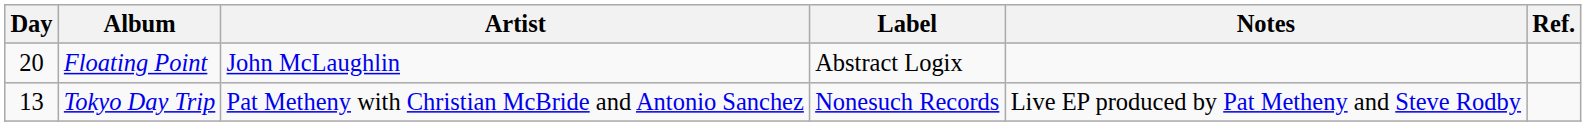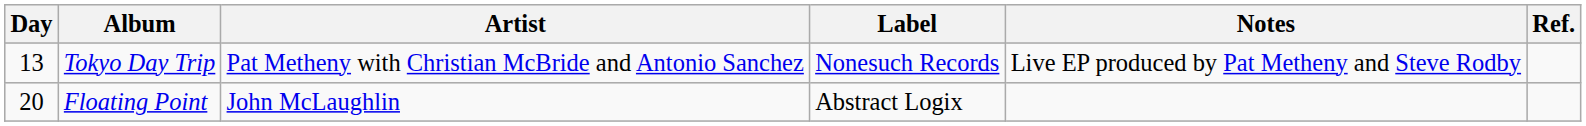rows swapped: (140, 101) <-> (136, 62)
